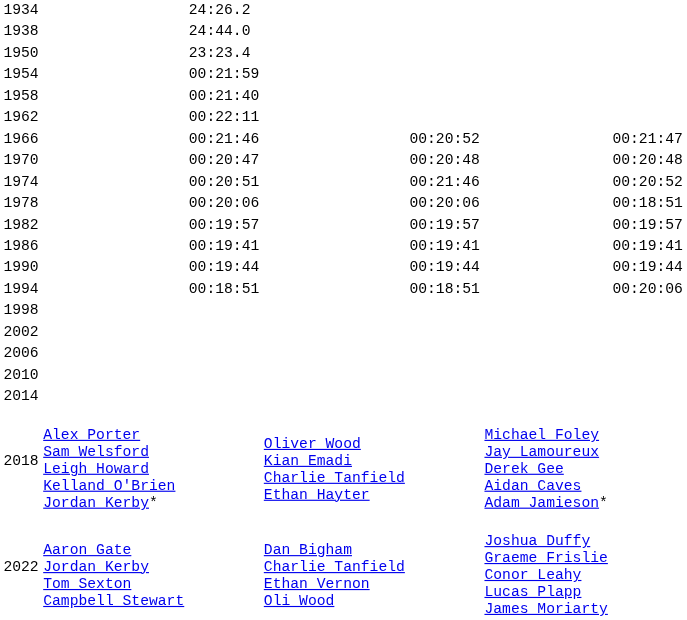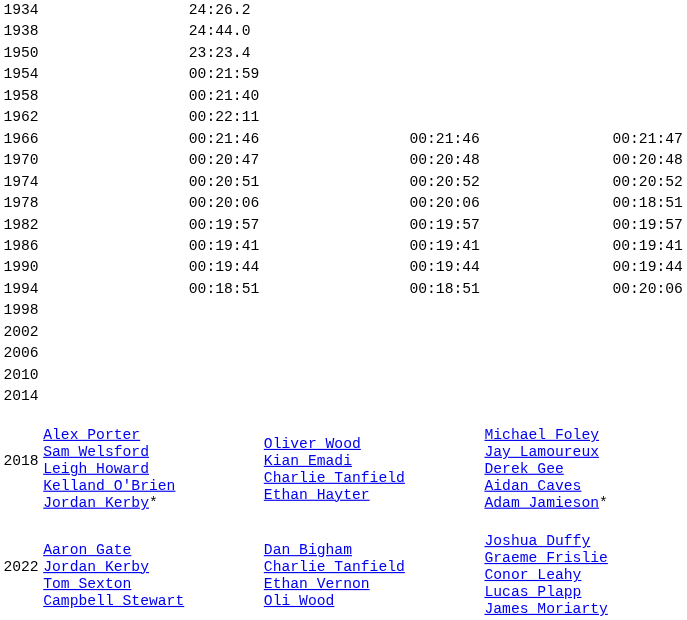(445, 139) 00:20:52 -> (445, 139) 00:21:46
(445, 182) 00:21:46 -> (445, 182) 00:20:52
